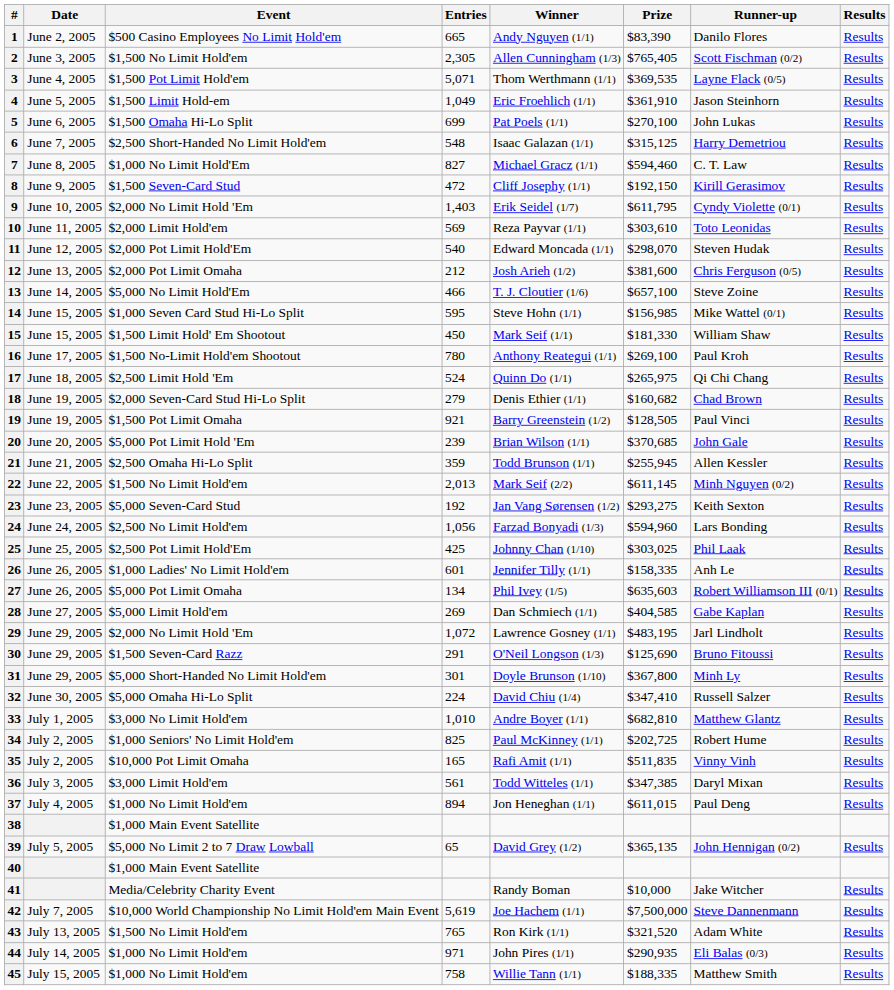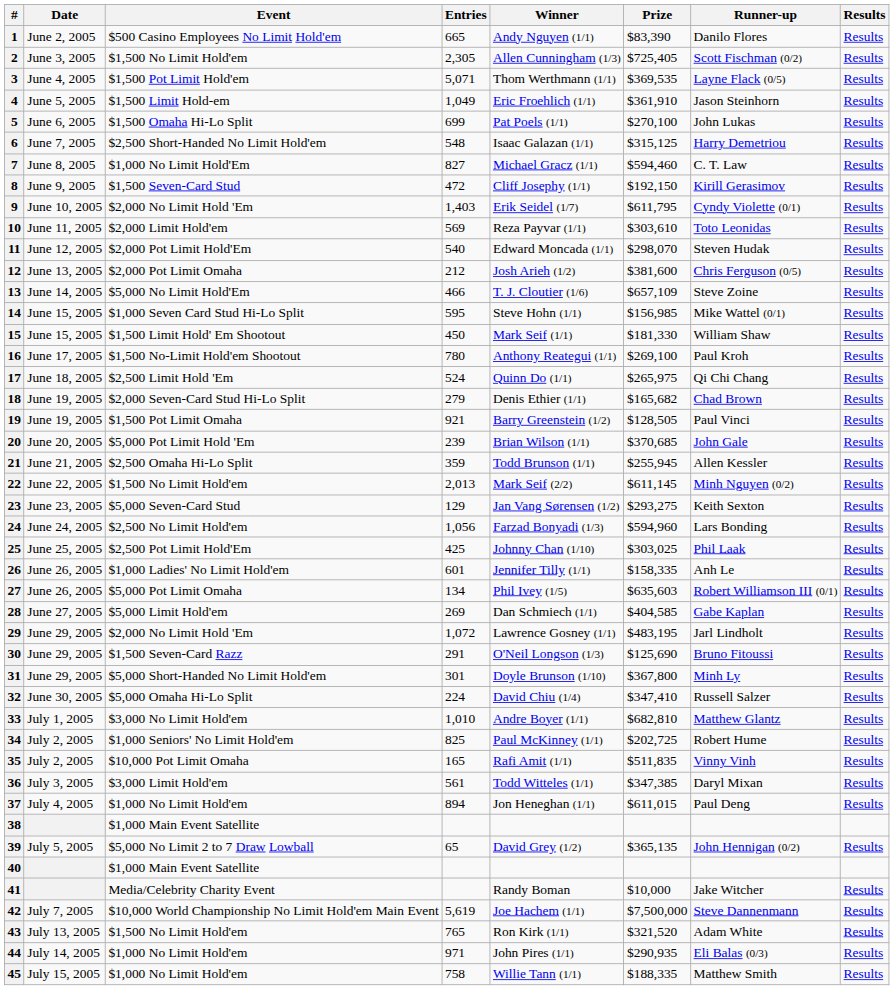(652, 57) $765,405 -> (652, 57) $725,405
(652, 292) $657,100 -> (652, 292) $657,109
(652, 398) $160,682 -> (652, 398) $165,682
(455, 505) 192 -> (455, 505) 129
